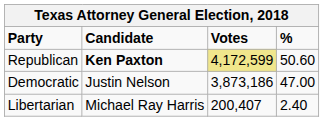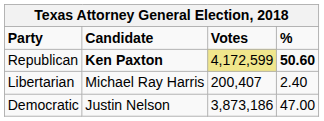(298, 60) normal -> (298, 60) bold
rows swapped: (43, 82) <-> (41, 104)
